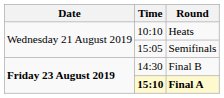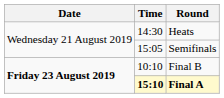(150, 31) 10:10 -> (150, 31) 14:30
(150, 66) 14:30 -> (150, 66) 10:10
